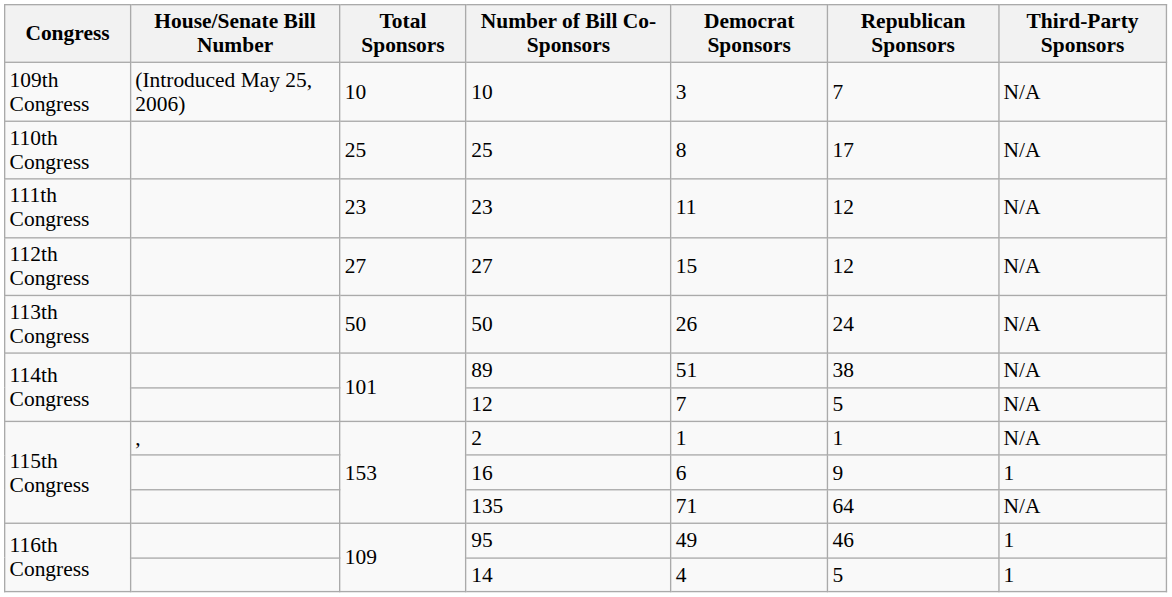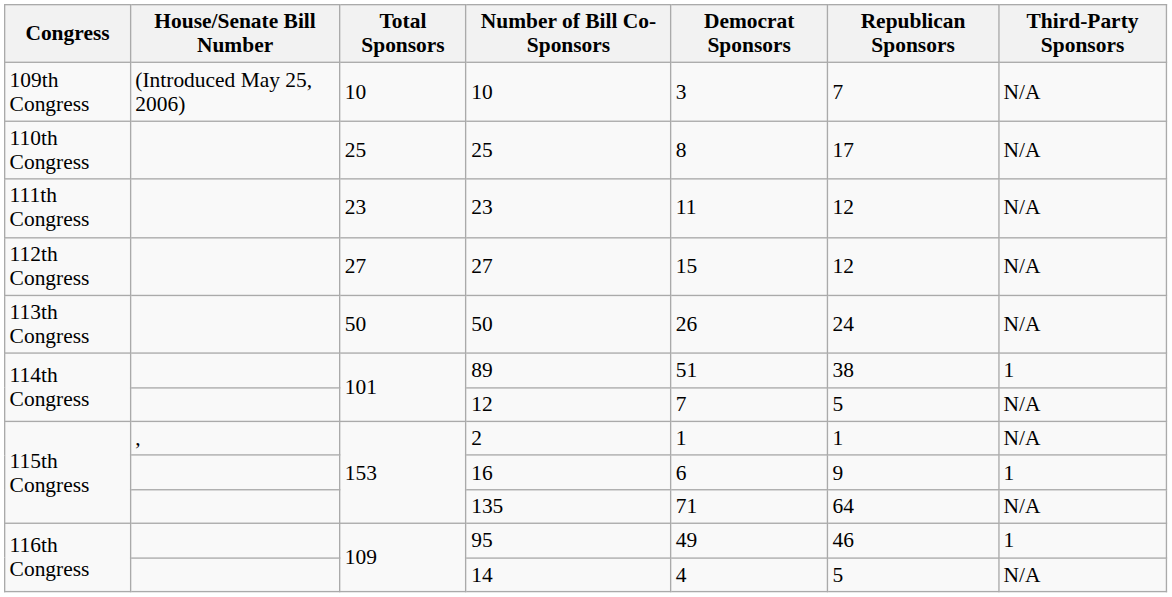(1022, 370) N/A -> (1009, 370) 1
(1009, 574) 1 -> (1022, 574) N/A
